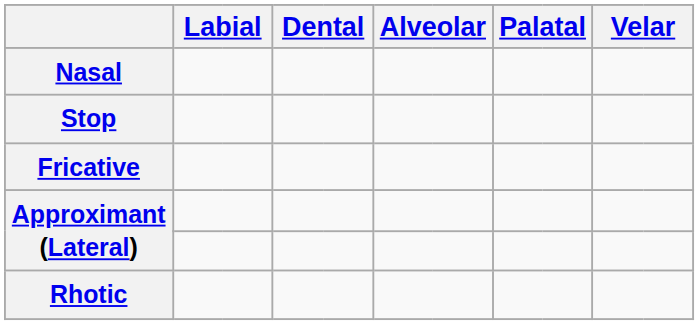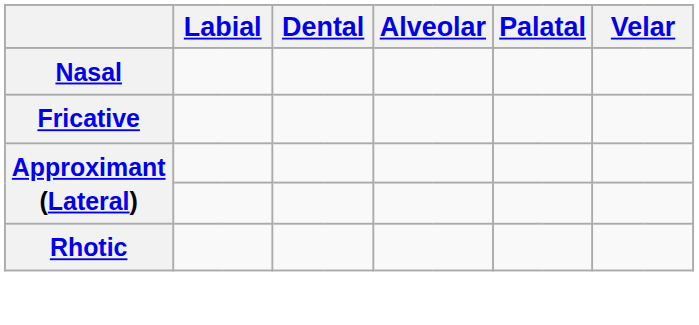- row: (89, 120)
